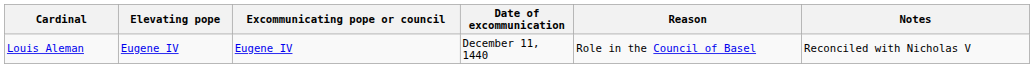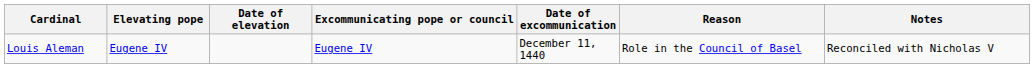+ column: (261, 19)
